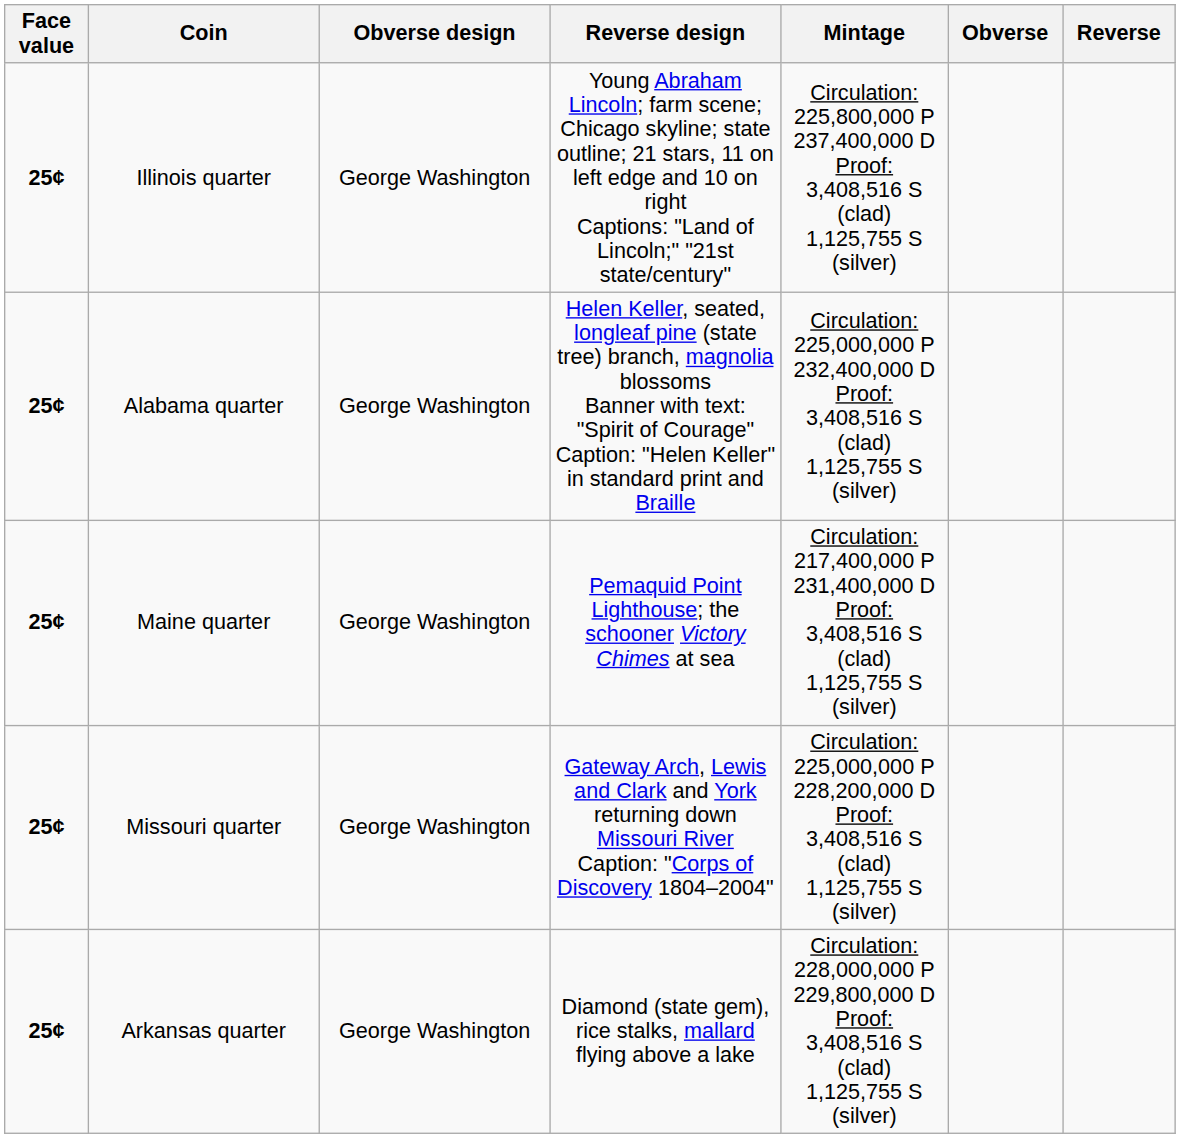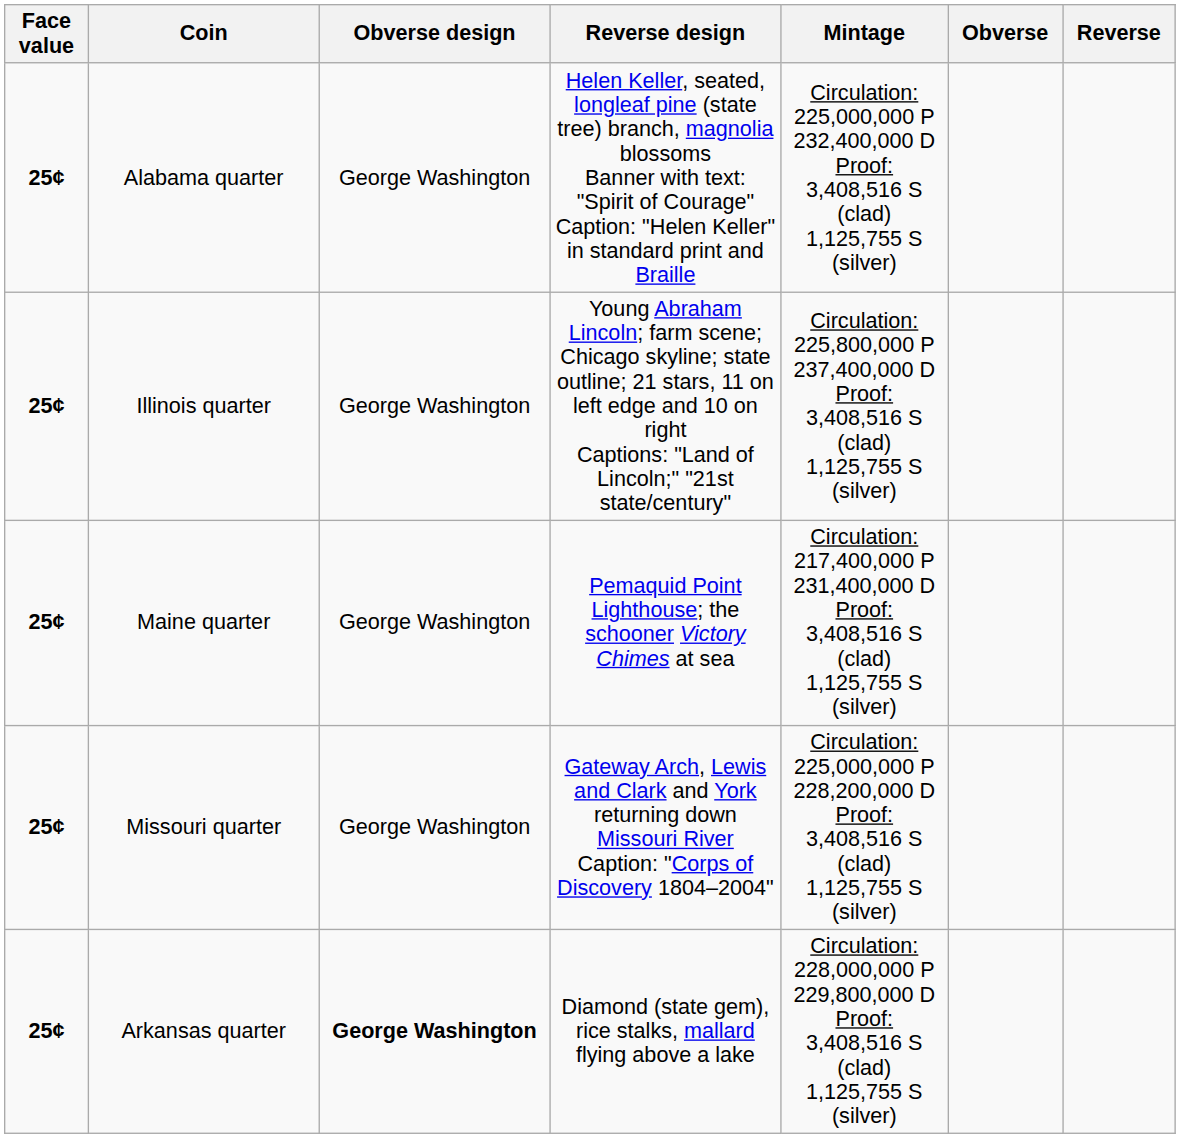rows swapped: (204, 177) <-> (204, 406)
(435, 1031) normal -> (435, 1031) bold
